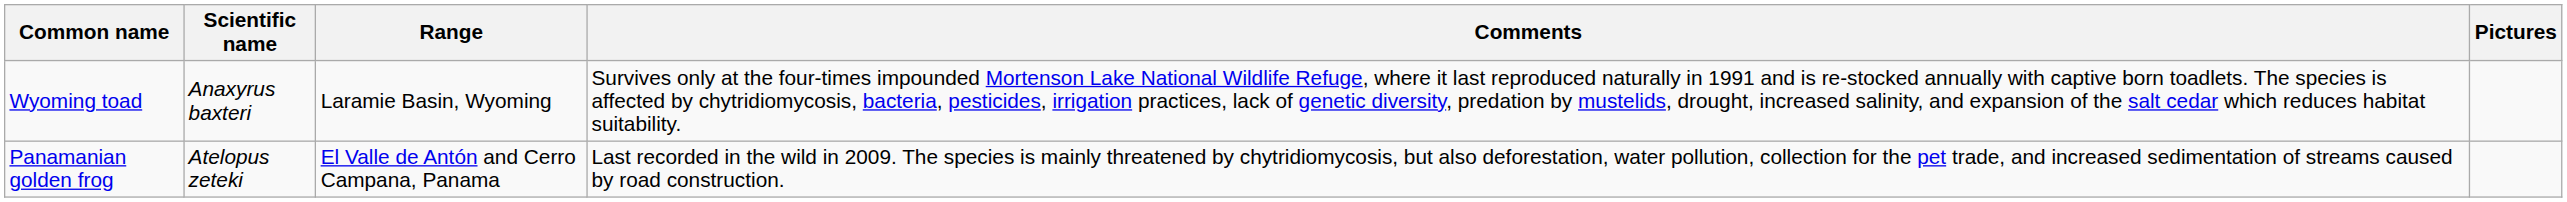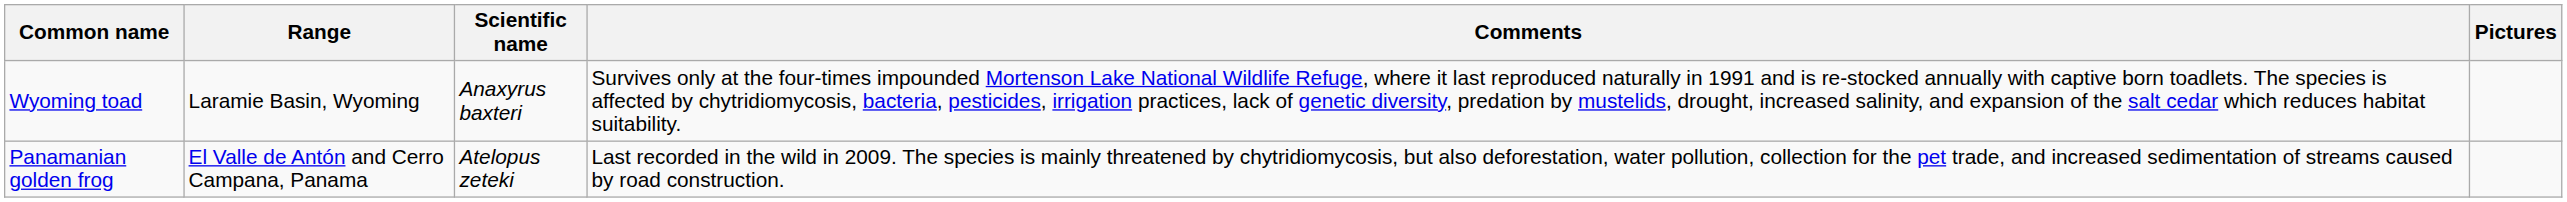columns swapped: (250, 32) <-> (451, 32)
